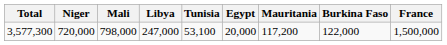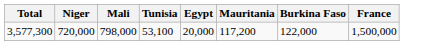- column: (160, 13)
